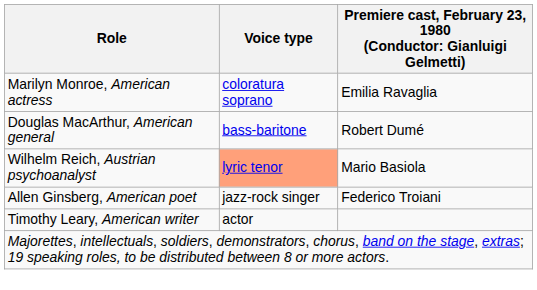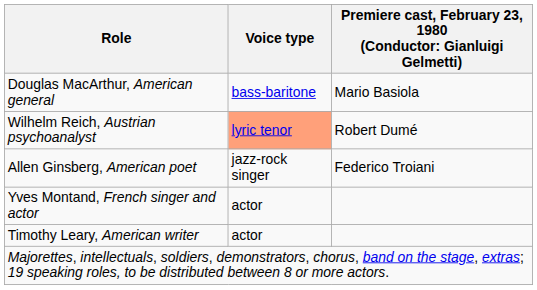- row: (89, 92)
(383, 130) Robert Dumé -> (377, 92) Mario Basiola
(383, 167) Mario Basiola -> (376, 130) Robert Dumé
+ row: (112, 205)
